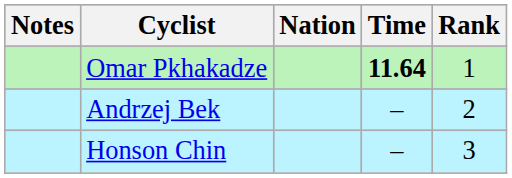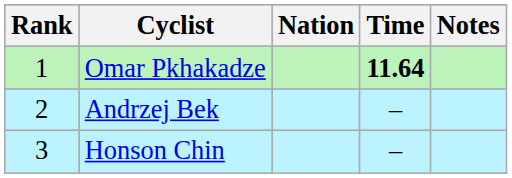columns swapped: (469, 25) <-> (42, 25)
